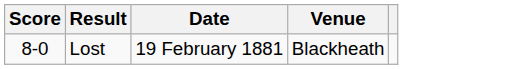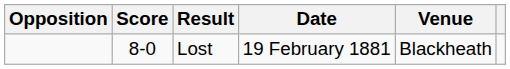+ column: (58, 19)
